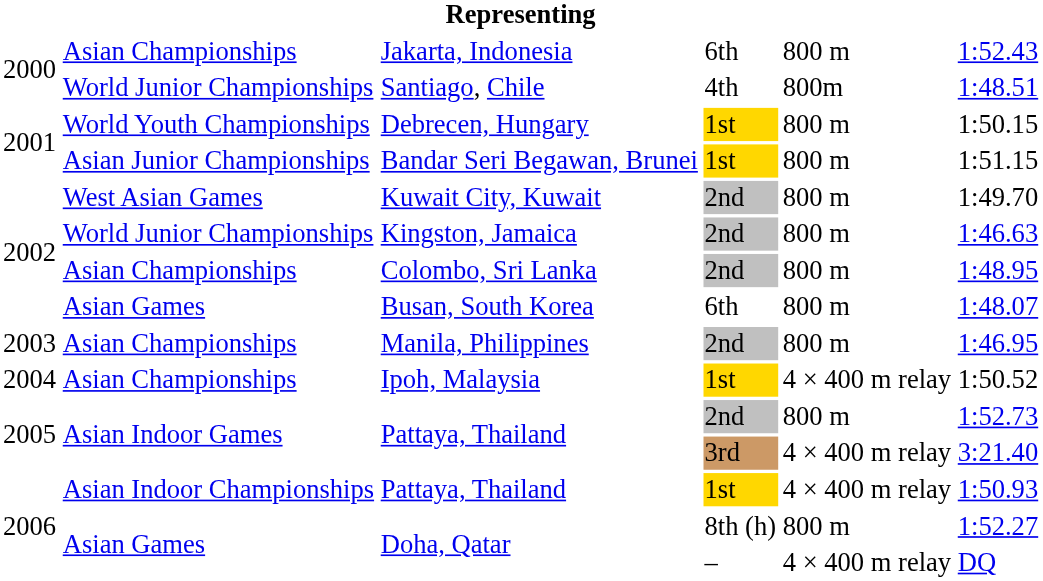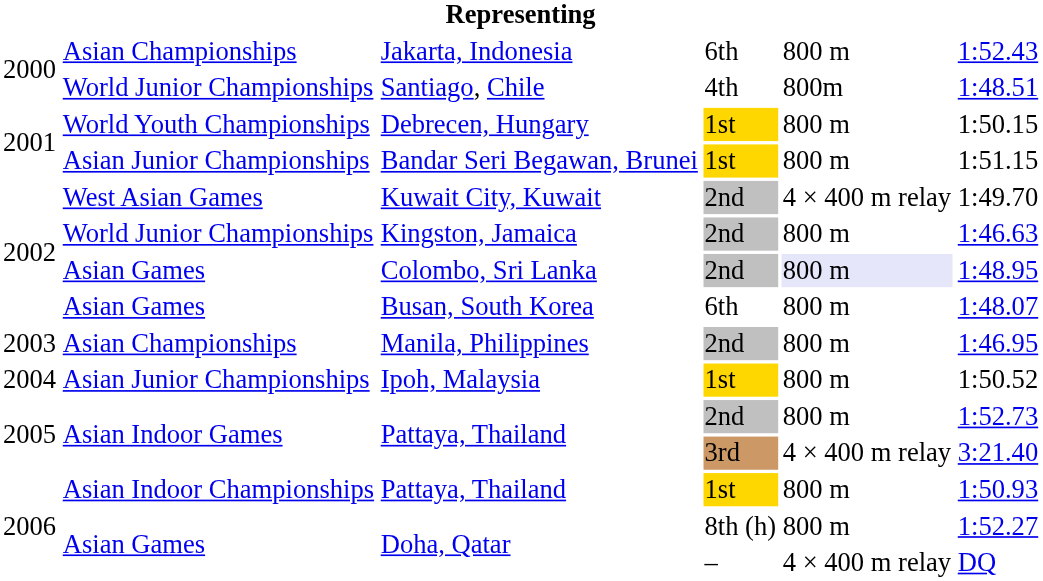(816, 197) 800 m -> (867, 197) 4 × 400 m relay
(180, 270) Asian Championships -> (134, 270) Asian Games
(816, 270) no background -> (816, 270) lavender background
(180, 379) Asian Championships -> (216, 379) Asian Junior Championships
(867, 379) 4 × 400 m relay -> (816, 379) 800 m
(867, 489) 4 × 400 m relay -> (816, 489) 800 m
